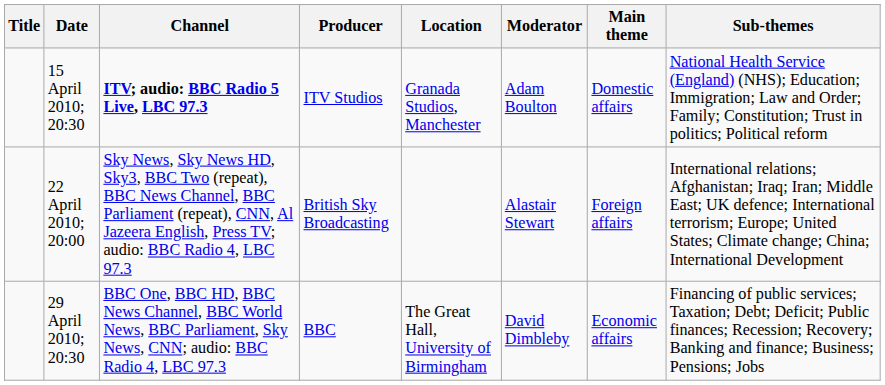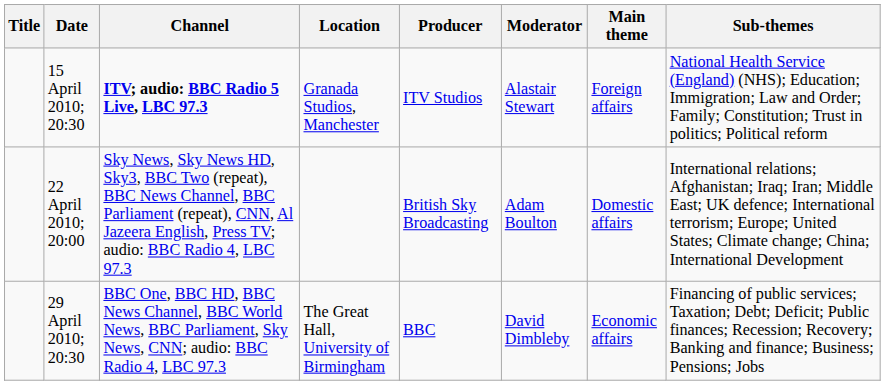columns swapped: (451, 26) <-> (351, 26)
(531, 97) Adam Boulton -> (530, 97) Alastair Stewart
(622, 97) Domestic affairs -> (617, 97) Foreign affairs
(530, 214) Alastair Stewart -> (531, 214) Adam Boulton
(617, 214) Foreign affairs -> (622, 214) Domestic affairs
